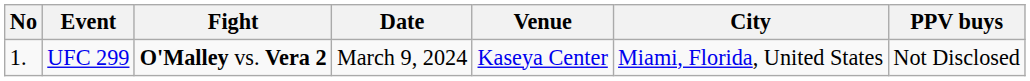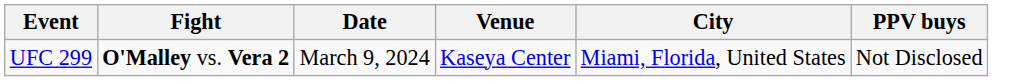- column: (23, 22)
